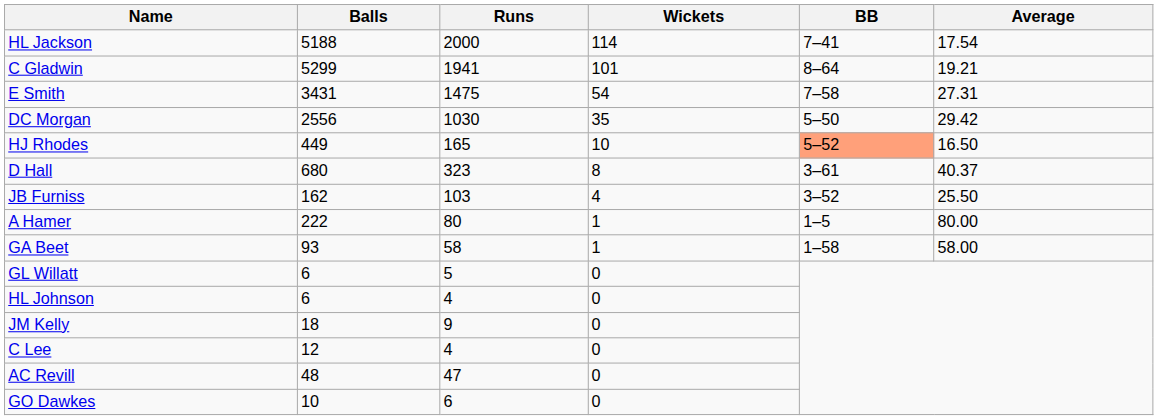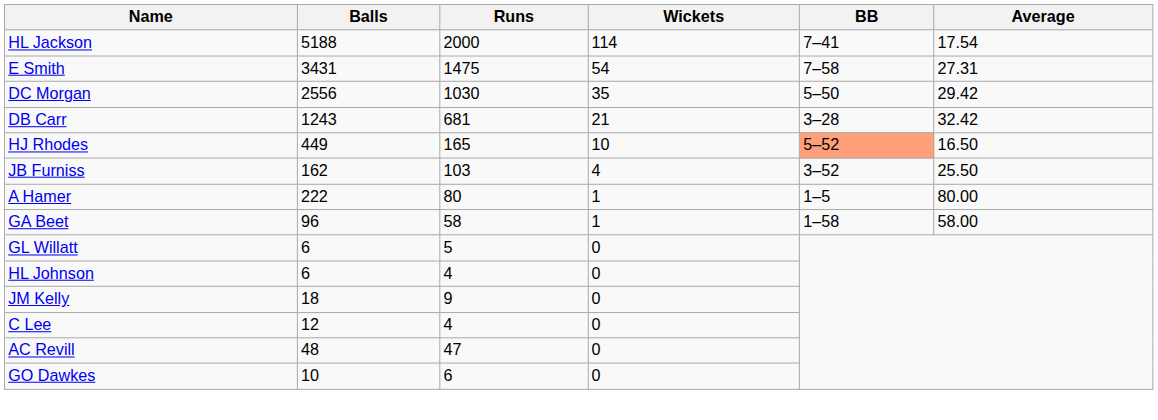- row: (46, 68)
+ row: (37, 119)
- row: (30, 171)
(310, 247) 93 -> (310, 222) 96
